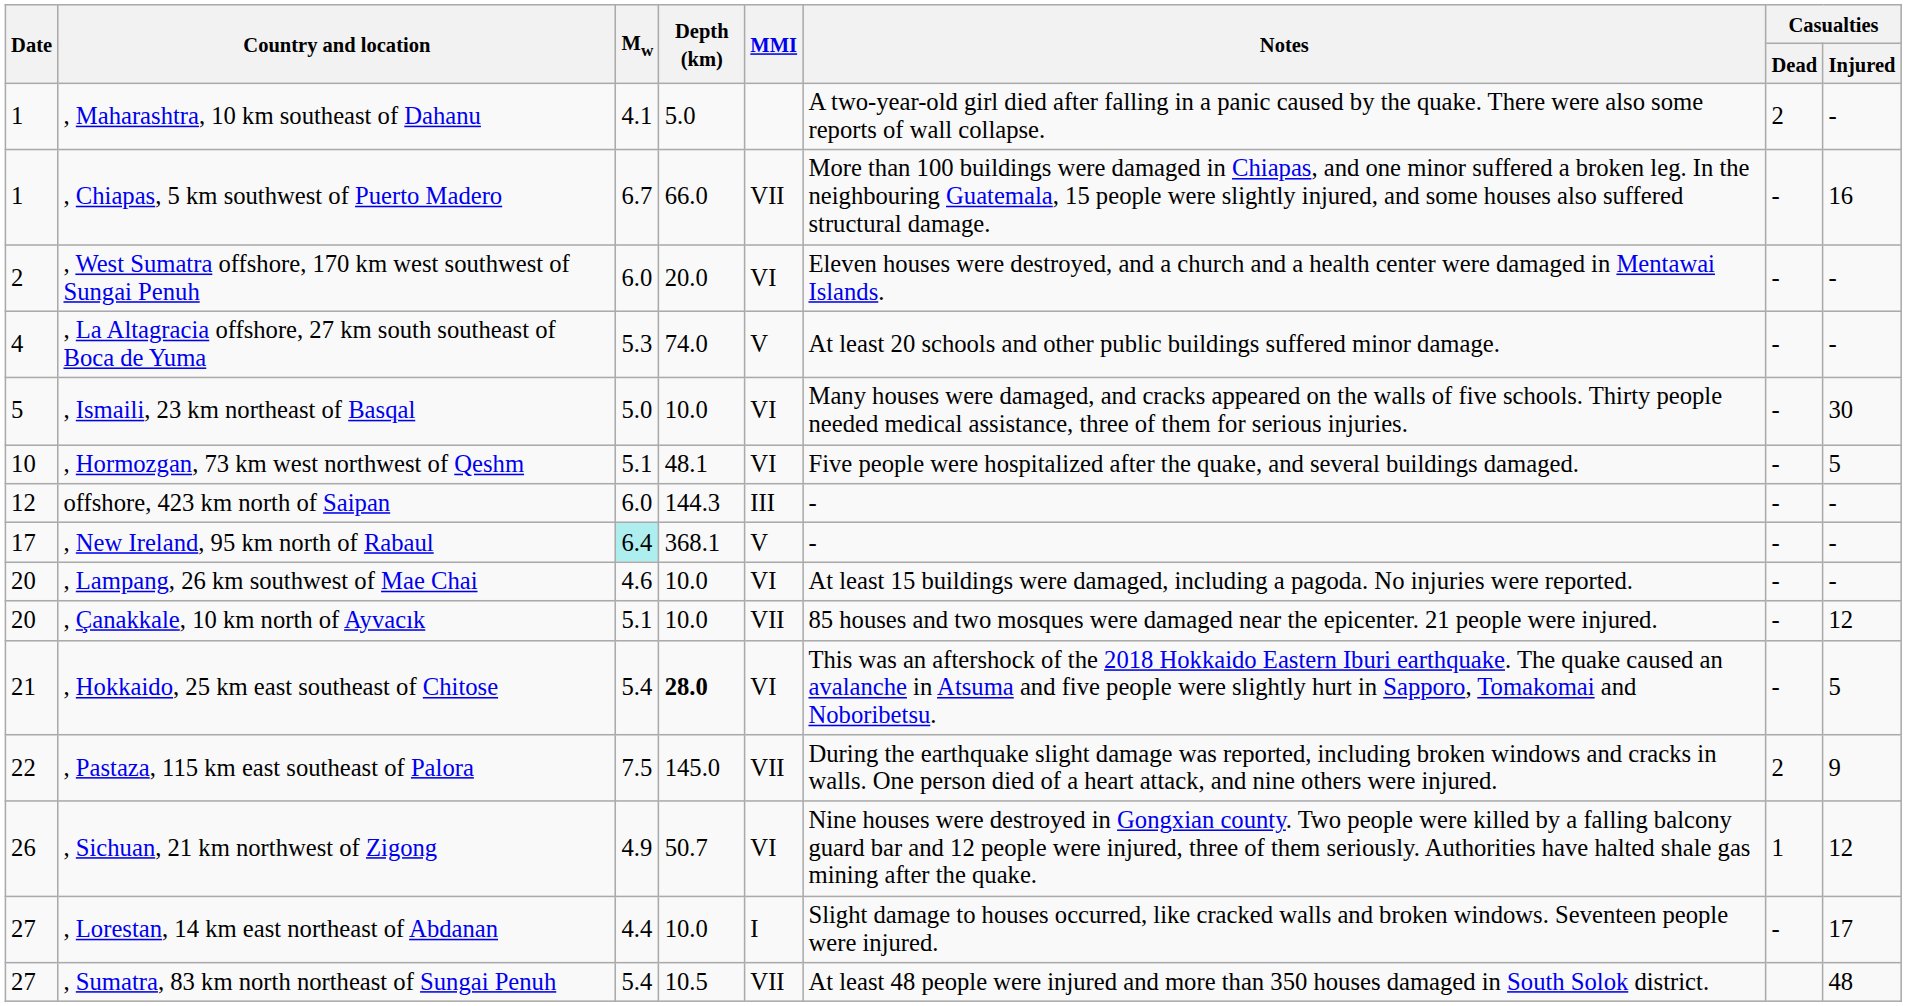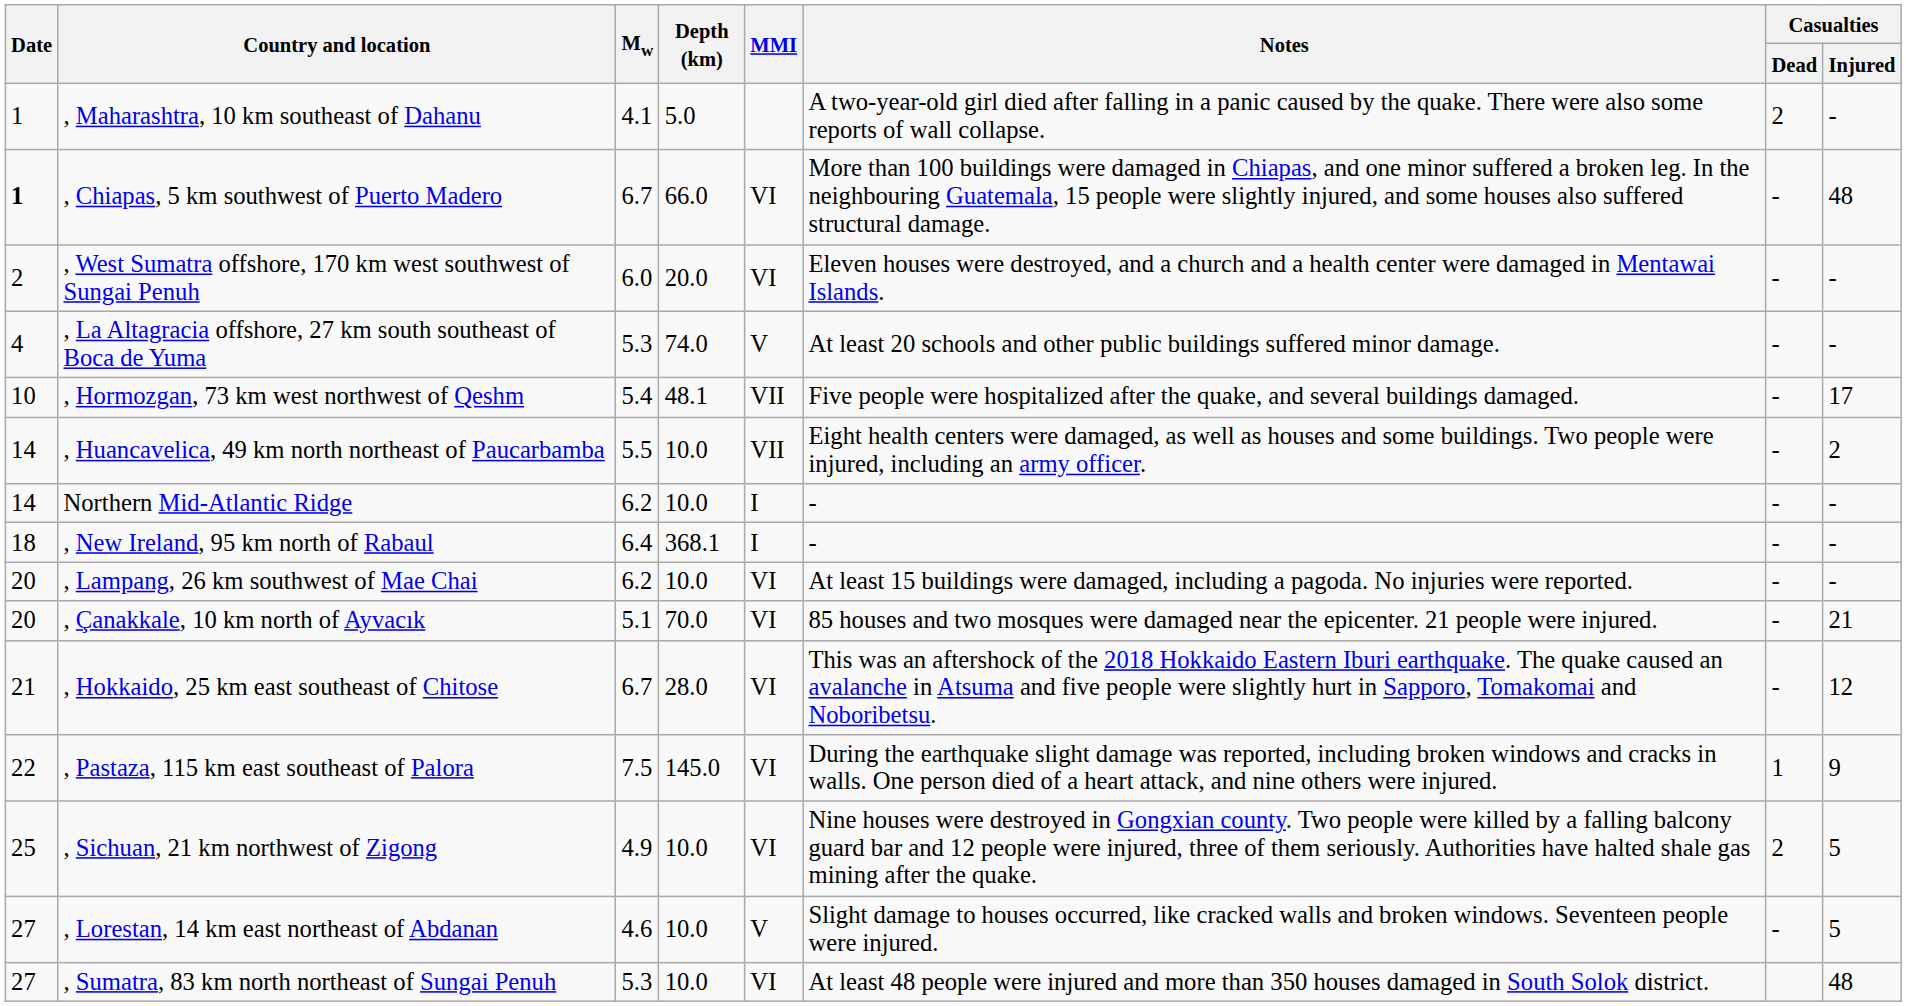(17, 196) normal -> (17, 196) bold
(767, 196) VII -> (763, 196) VI
(1841, 196) 16 -> (1841, 196) 48
- row: (239, 410)
(637, 463) 5.1 -> (637, 397) 5.4
(763, 463) VI -> (767, 397) VII
(1835, 463) 5 -> (1841, 397) 17
- row: (227, 502)
+ row: (334, 450)
+ row: (208, 502)
(23, 542) 17 -> (23, 542) 18
(637, 542) paleturquoise background -> (637, 542) no background
(759, 542) V -> (754, 542) I
(637, 581) 4.6 -> (637, 581) 6.2
(686, 620) 10.0 -> (686, 620) 70.0
(767, 620) VII -> (763, 620) VI
(1841, 620) 12 -> (1841, 620) 21
(637, 687) 5.4 -> (637, 687) 6.7
(686, 687) bold -> (686, 687) normal
(1835, 687) 5 -> (1841, 687) 12
(767, 767) VII -> (763, 767) VI
(1778, 767) 2 -> (1778, 767) 1
(23, 848) 26 -> (23, 848) 25
(686, 848) 50.7 -> (686, 848) 10.0
(1778, 848) 1 -> (1778, 848) 2
(1841, 848) 12 -> (1835, 848) 5
(637, 928) 4.4 -> (637, 928) 4.6
(754, 928) I -> (759, 928) V
(1841, 928) 17 -> (1835, 928) 5
(637, 981) 5.4 -> (637, 981) 5.3
(686, 981) 10.5 -> (686, 981) 10.0
(767, 981) VII -> (763, 981) VI
